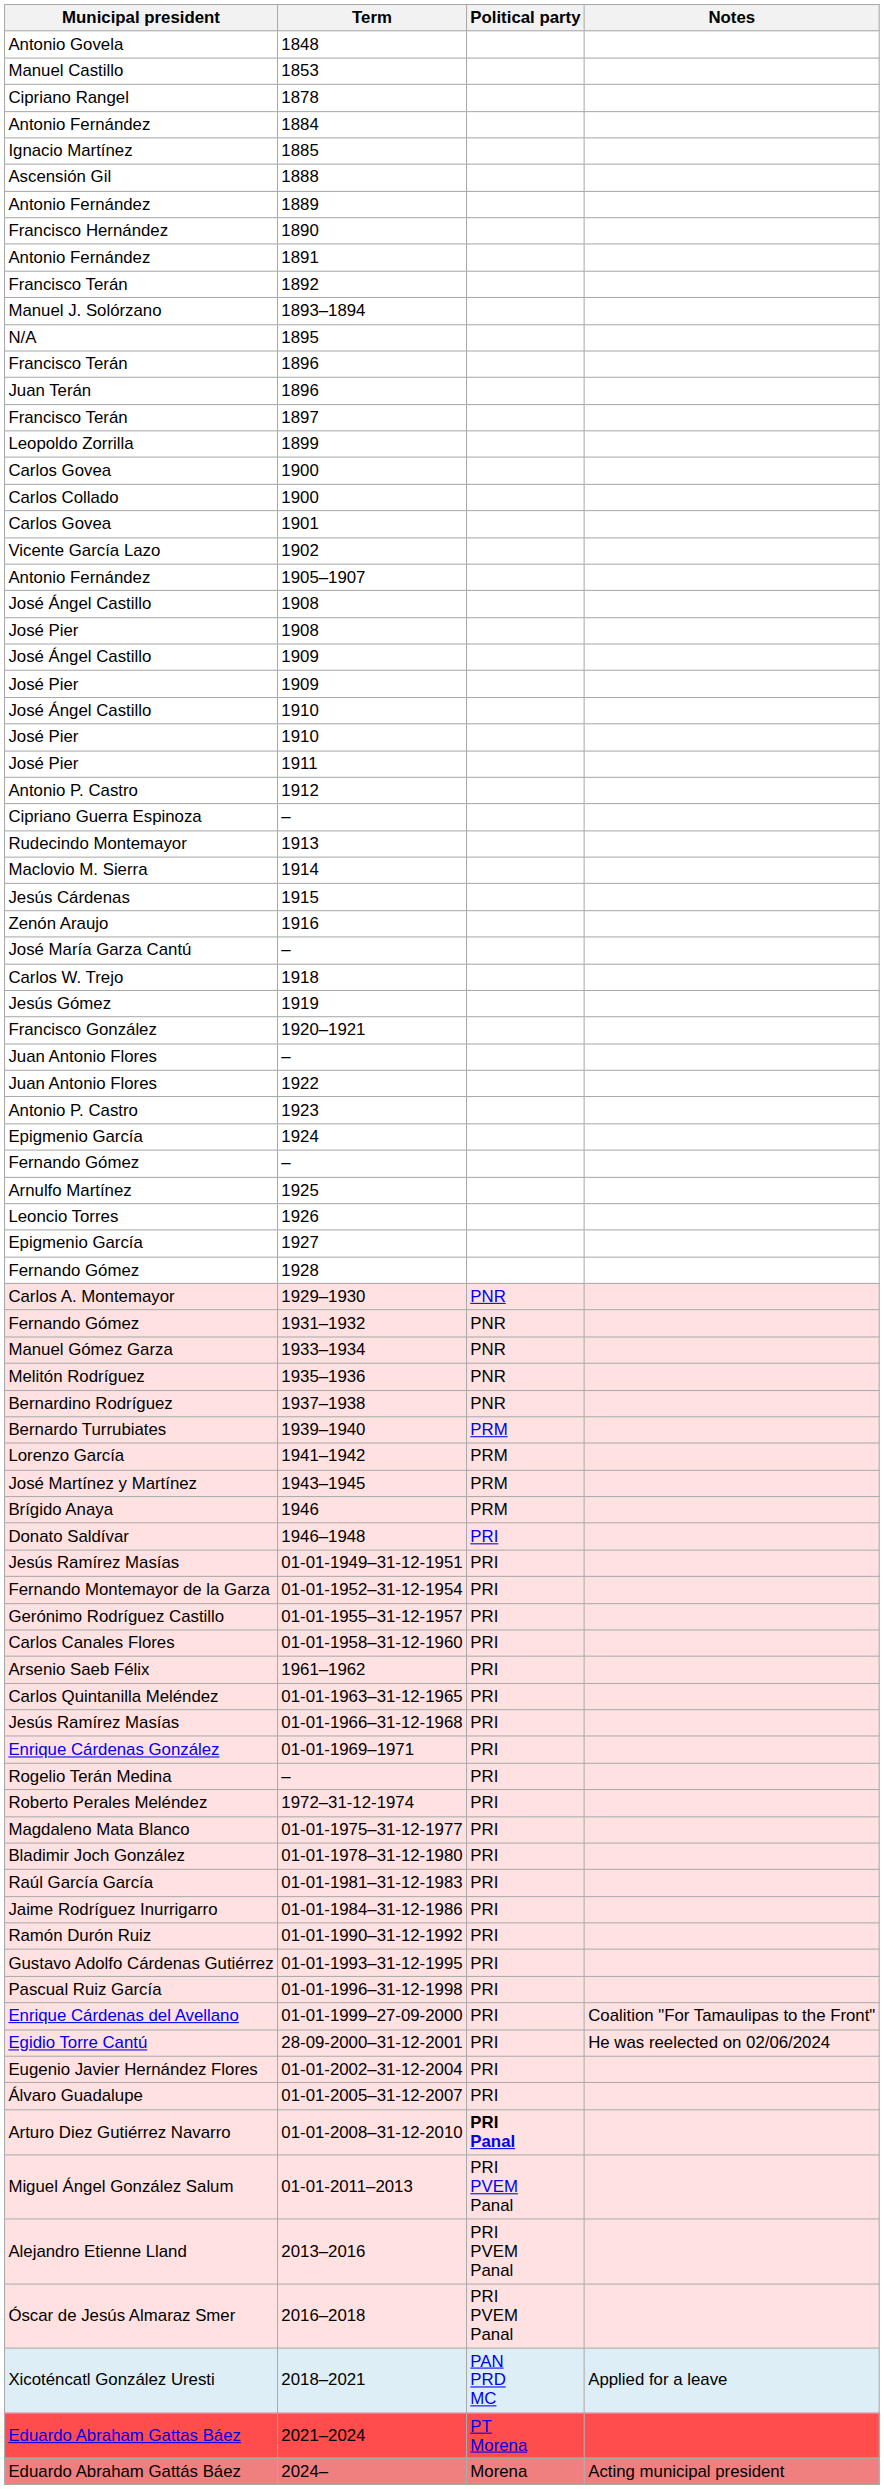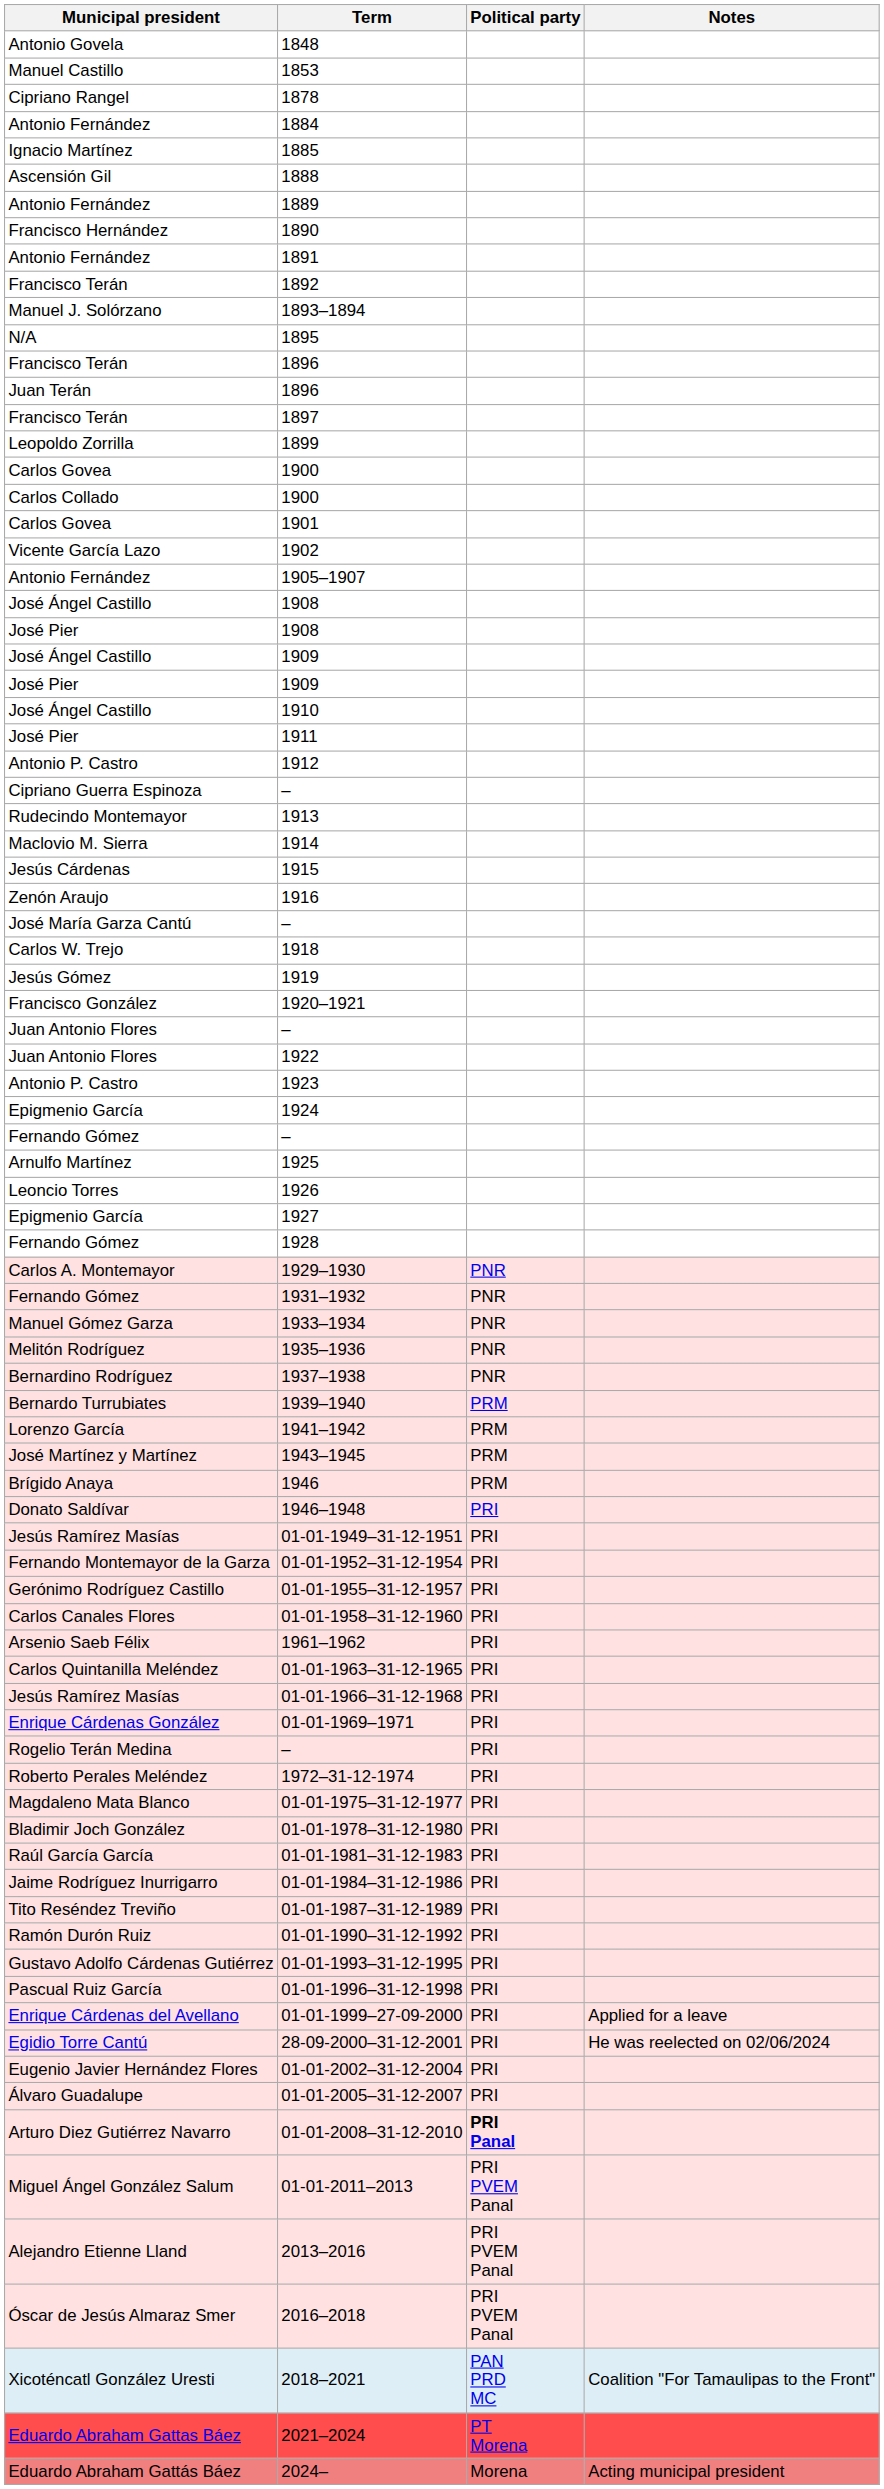- row: (43, 737)
+ row: (92, 1909)
(732, 2016) Coalition "For Tamaulipas to the Front" -> (658, 2016) Applied for a leave
(658, 2380) Applied for a leave -> (732, 2380) Coalition "For Tamaulipas to the Front"
